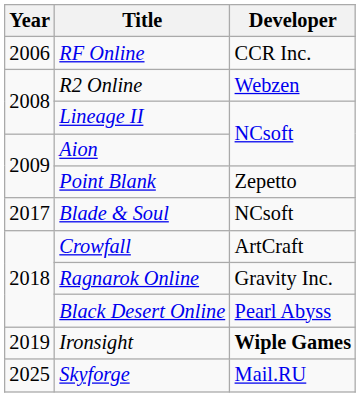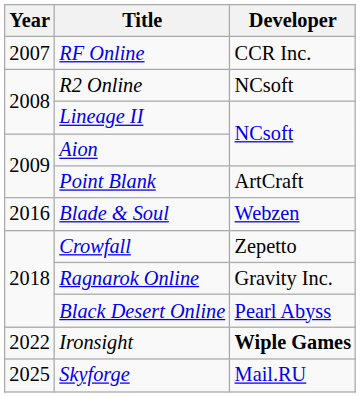(30, 52) 2006 -> (30, 52) 2007
(267, 85) Webzen -> (264, 85) NCsoft
(266, 181) Zepetto -> (269, 181) ArtCraft
(30, 213) 2017 -> (30, 213) 2016
(264, 213) NCsoft -> (267, 213) Webzen
(269, 246) ArtCraft -> (266, 246) Zepetto
(30, 342) 2019 -> (30, 342) 2022
